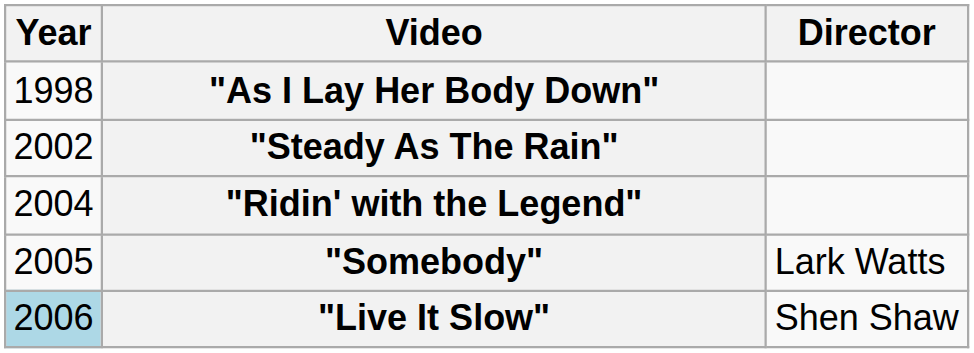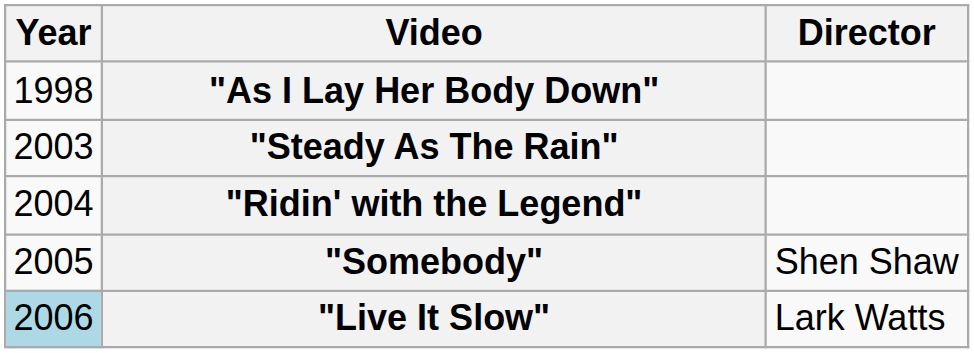(53, 147) 2002 -> (53, 147) 2003
(860, 261) Lark Watts -> (867, 261) Shen Shaw
(867, 318) Shen Shaw -> (860, 318) Lark Watts
